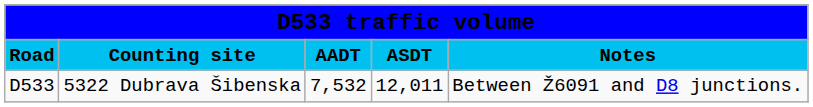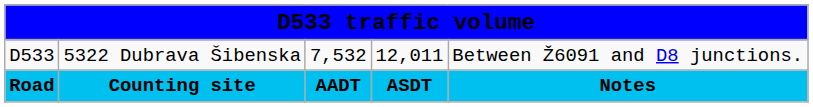rows swapped: (32, 55) <-> (32, 86)
